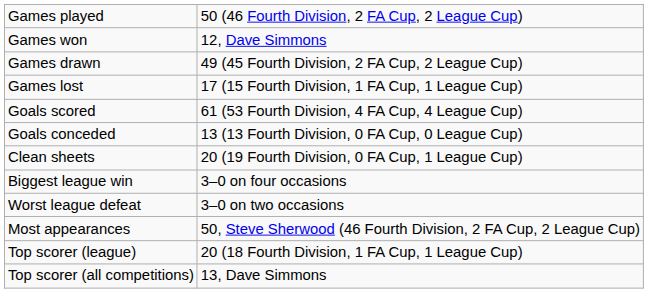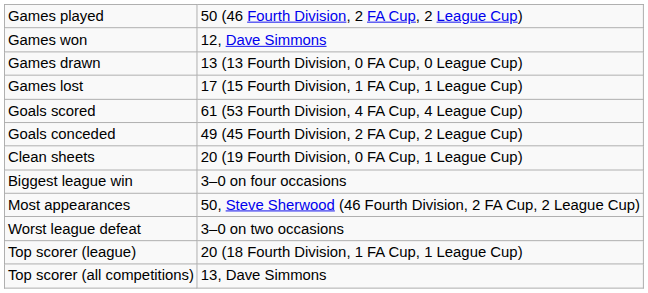(362, 63) 49 (45 Fourth Division, 2 FA Cup, 2 League Cup) -> (362, 63) 13 (13 Fourth Division, 0 FA Cup, 0 League Cup)
(362, 134) 13 (13 Fourth Division, 0 FA Cup, 0 League Cup) -> (362, 134) 49 (45 Fourth Division, 2 FA Cup, 2 League Cup)
rows swapped: (74, 205) <-> (69, 228)
